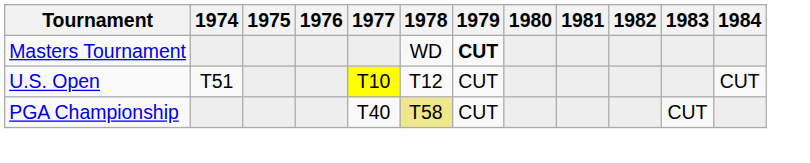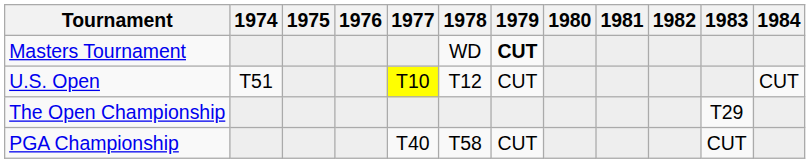+ row: (117, 113)
(426, 113) khaki background -> (465, 143) no background
